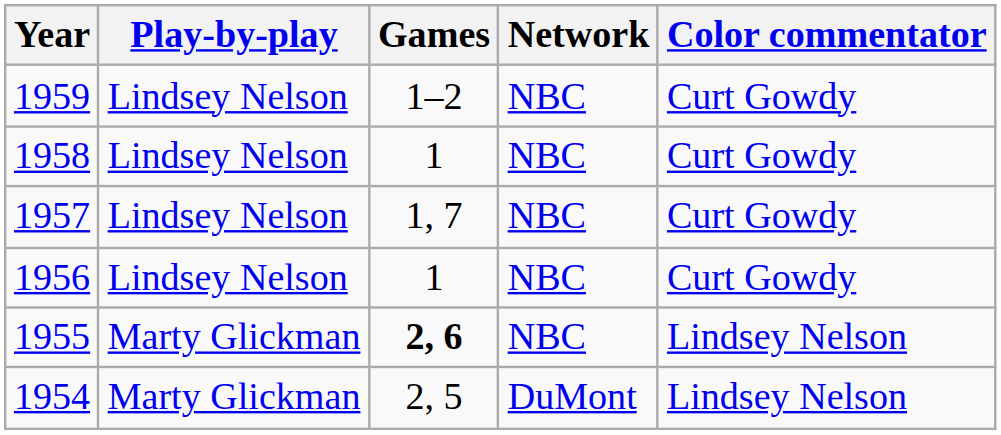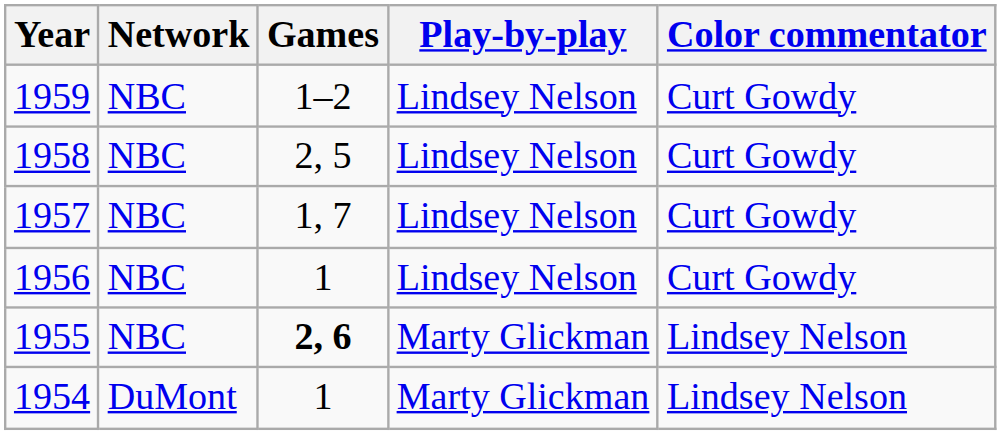columns swapped: (579, 34) <-> (234, 34)
(434, 155) 1 -> (323, 155) 2, 5
(434, 397) 2, 5 -> (323, 397) 1
